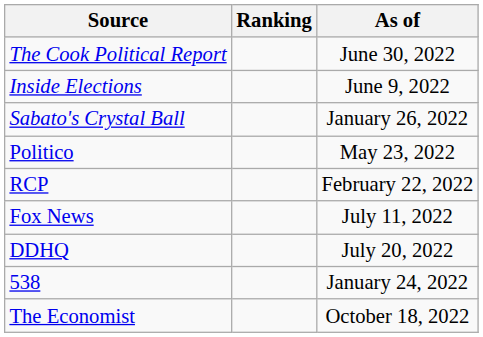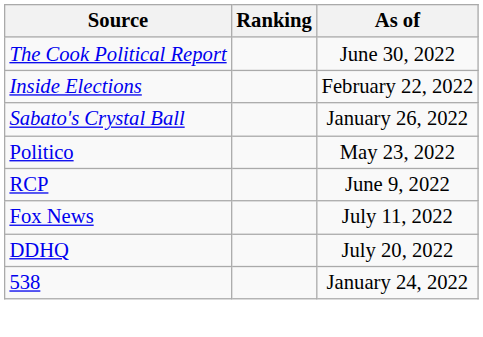(397, 86) June 9, 2022 -> (397, 86) February 22, 2022
(397, 184) February 22, 2022 -> (397, 184) June 9, 2022
- row: (72, 315)
